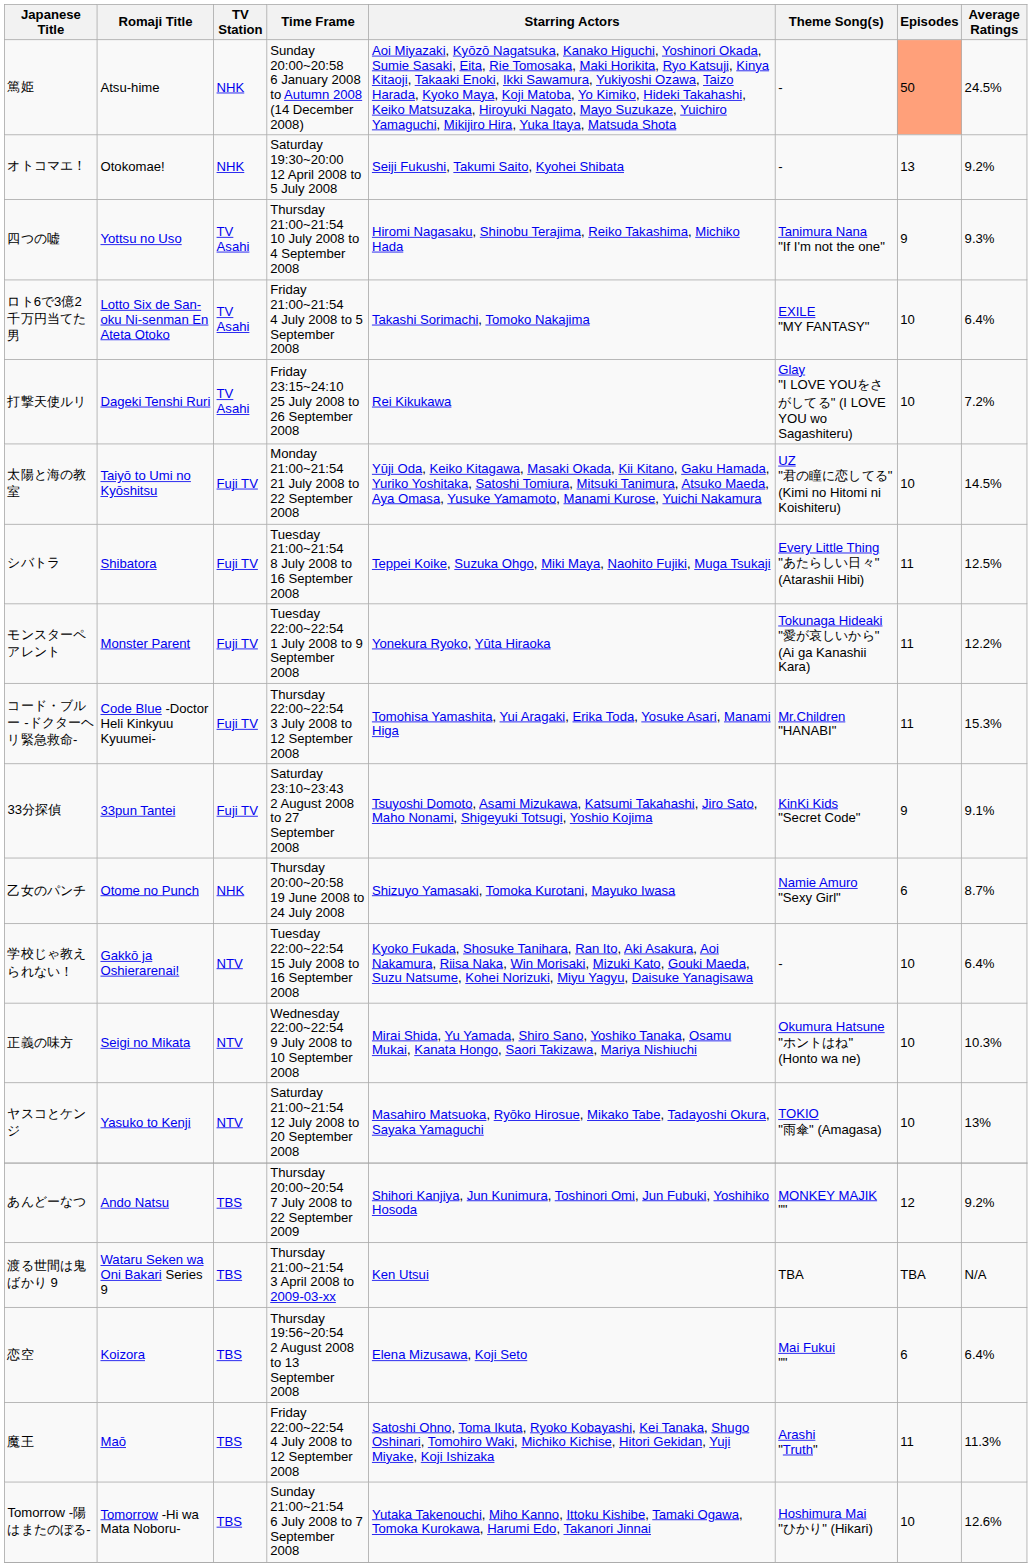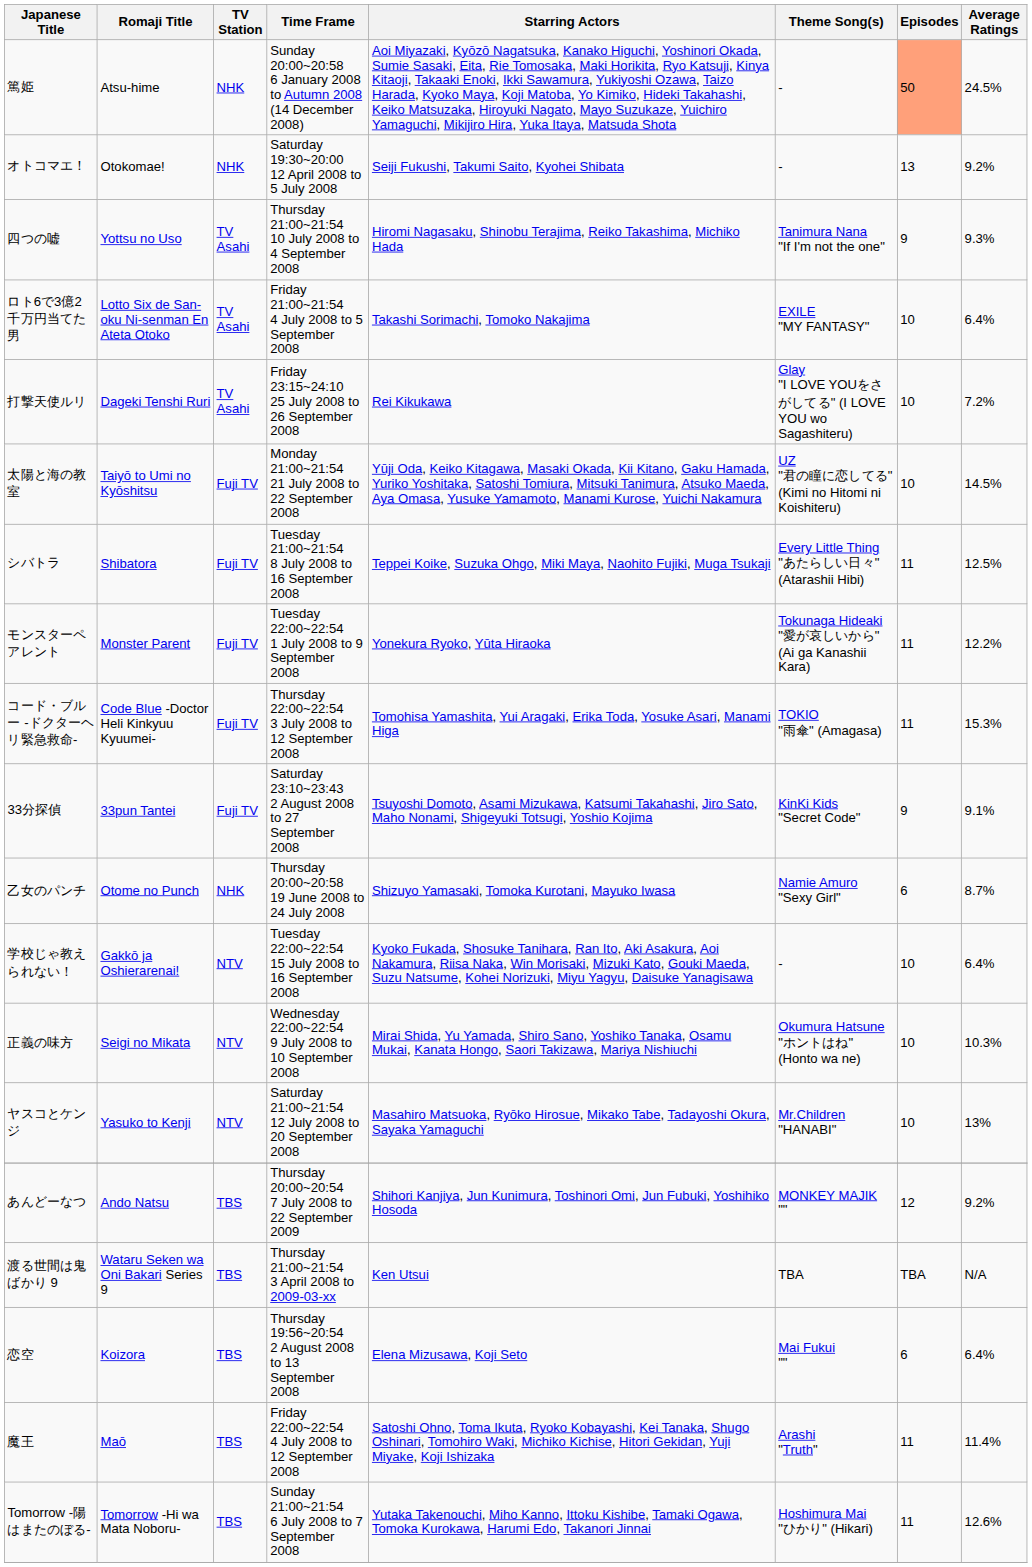(812, 723) Mr.Children "HANABI" -> (830, 722) TOKIO "雨傘" (Amagasa)
(830, 1122) TOKIO "雨傘" (Amagasa) -> (812, 1122) Mr.Children "HANABI"
(983, 1442) 11.3% -> (983, 1442) 11.4%
(907, 1522) 10 -> (907, 1522) 11
